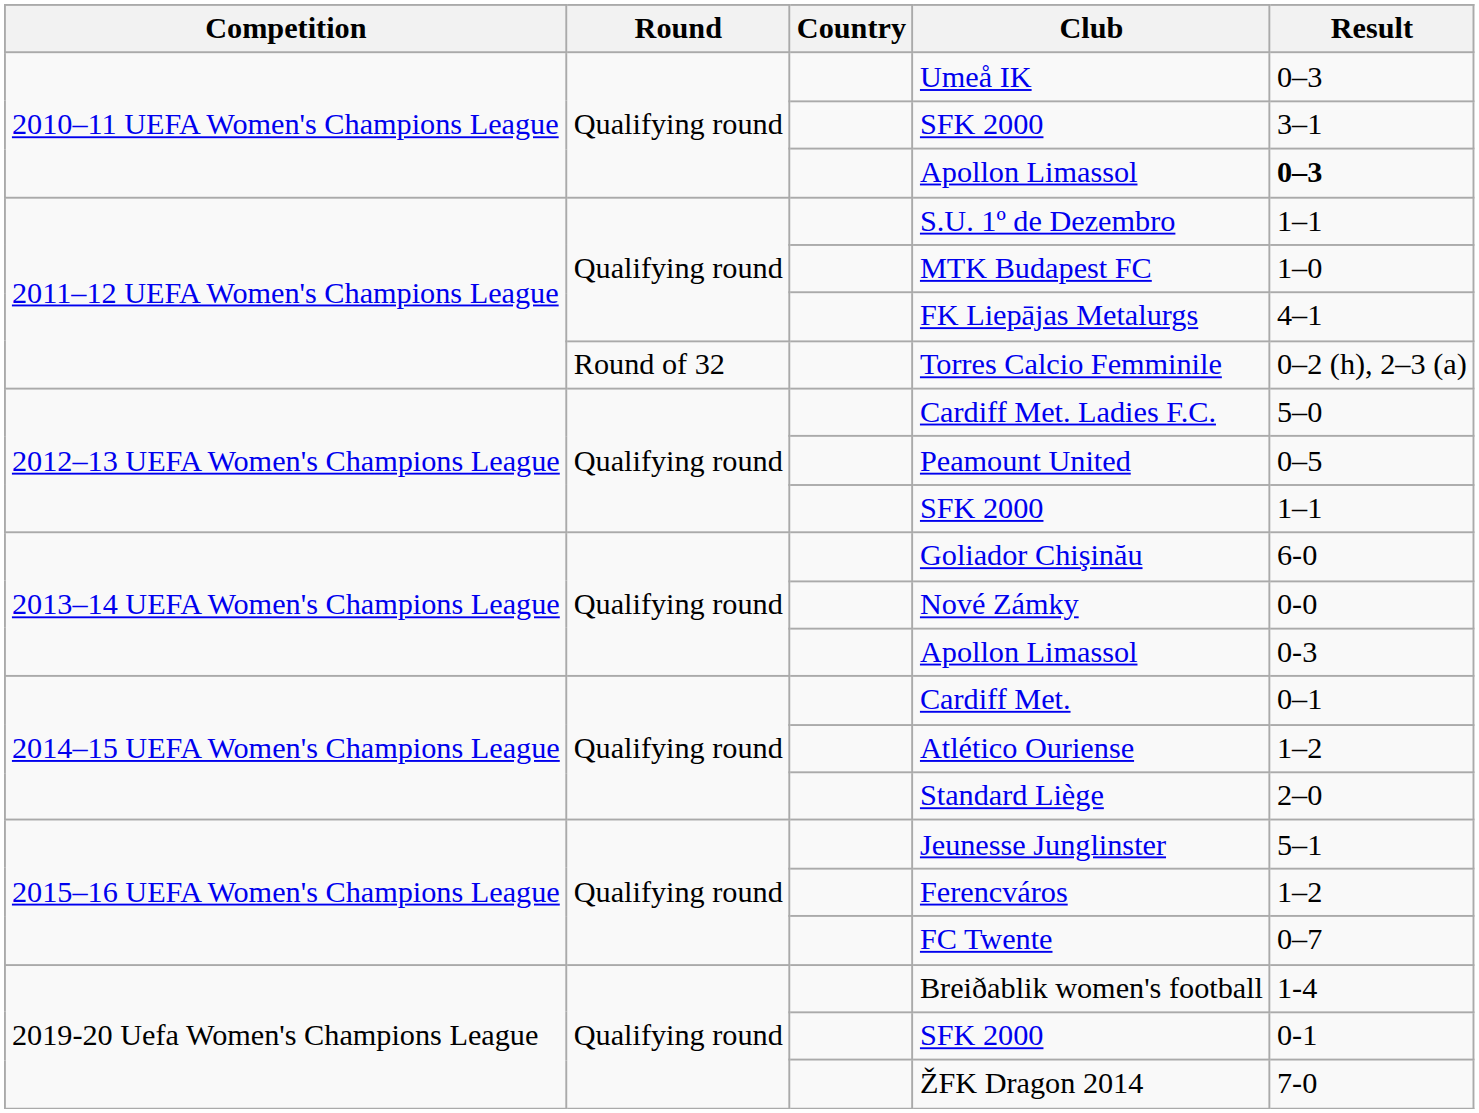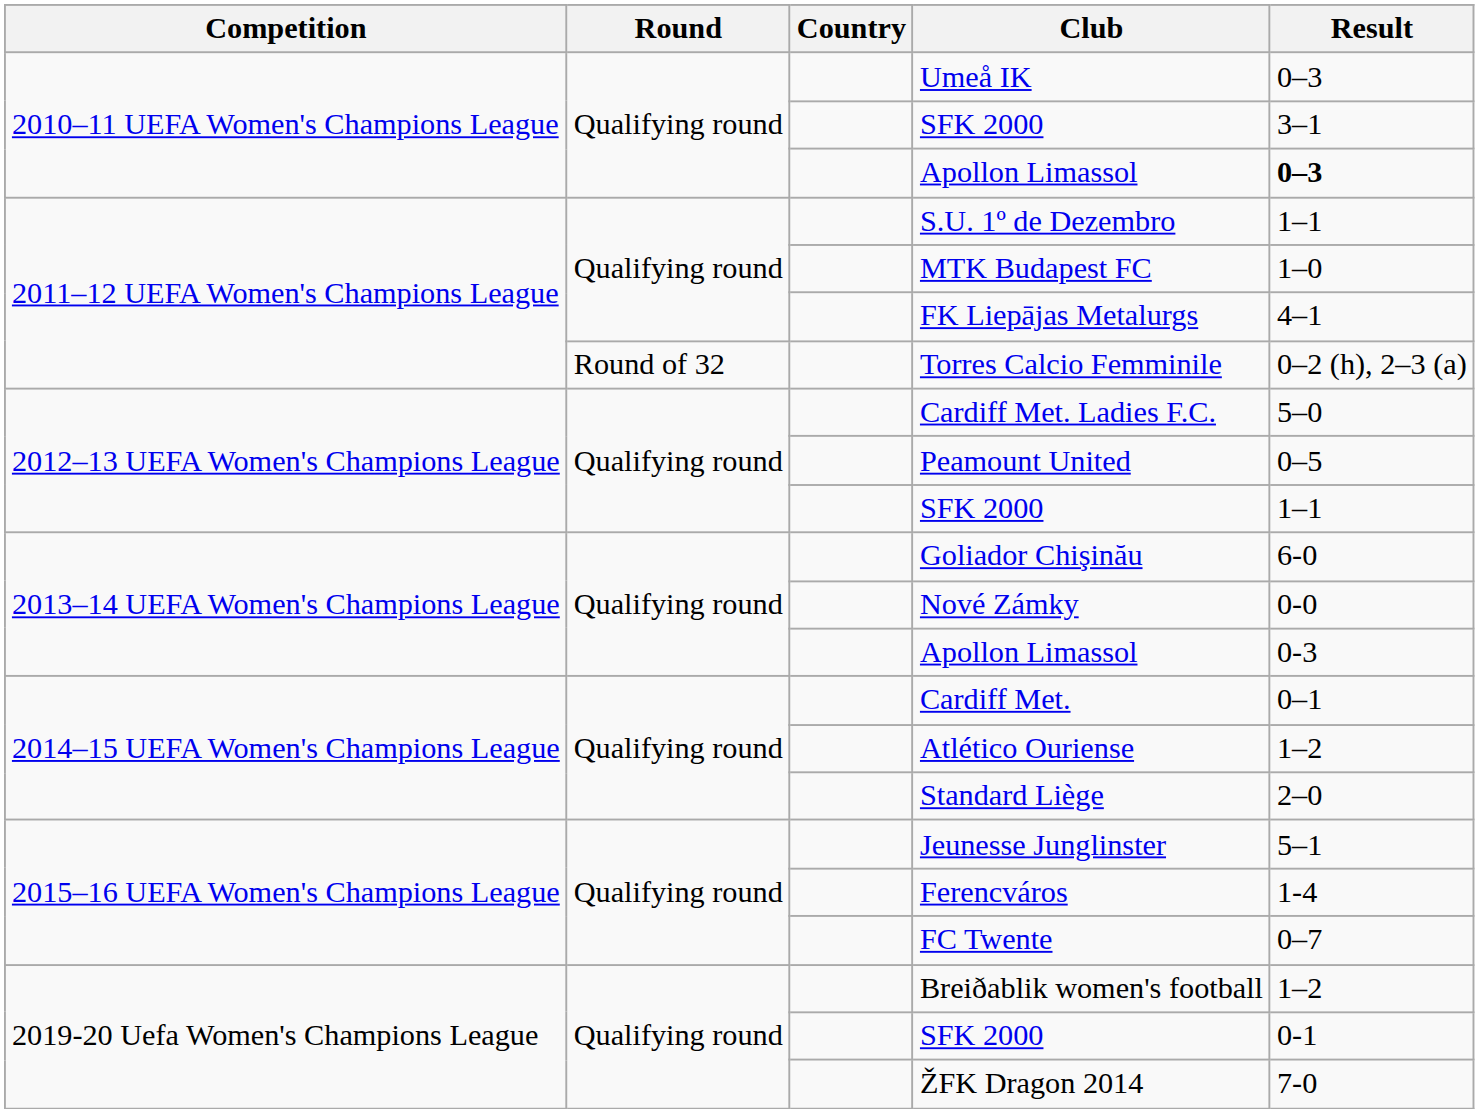(1300, 891) 1–2 -> (1297, 891) 1-4
(1297, 987) 1-4 -> (1300, 987) 1–2
